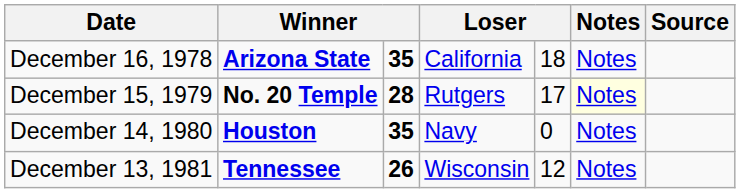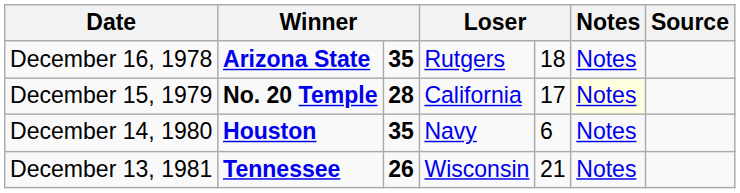(473, 59) California -> (465, 59) Rutgers
(465, 95) Rutgers -> (473, 95) California
(546, 132) 0 -> (546, 132) 6
(553, 168) 12 -> (553, 168) 21
